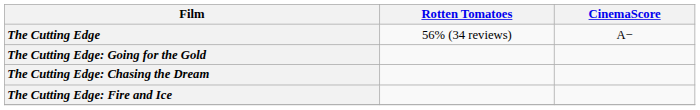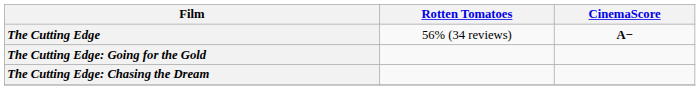(625, 34) normal -> (625, 34) bold
- row: (90, 94)
